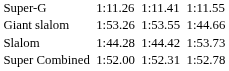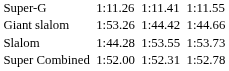(161, 25) 1:53.55 -> (161, 25) 1:44.42
(161, 42) 1:44.42 -> (161, 42) 1:53.55
